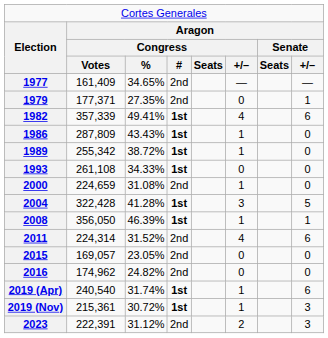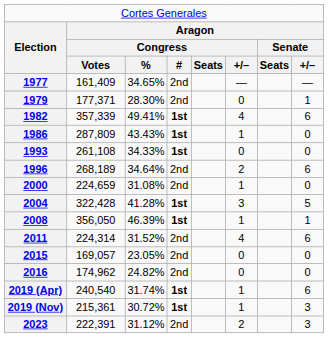(146, 100) 27.35% -> (146, 100) 28.30%
- row: (35, 152)
+ row: (35, 169)
